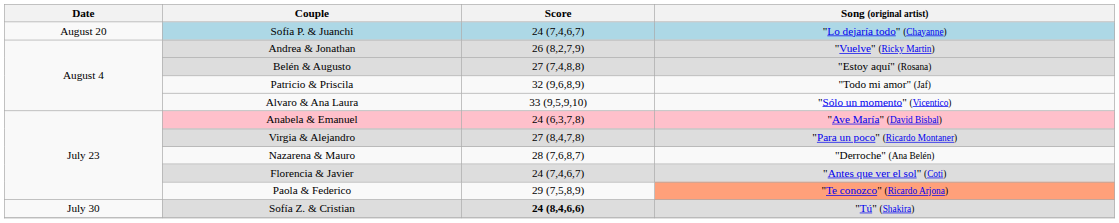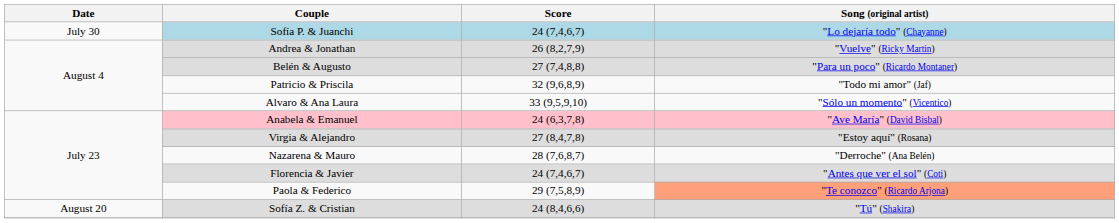(83, 31) August 20 -> (83, 31) July 30
(885, 66) "Estoy aquí" (Rosana) -> (885, 66) "Para un poco" (Ricardo Montaner)
(885, 137) "Para un poco" (Ricardo Montaner) -> (885, 137) "Estoy aquí" (Rosana)
(83, 208) July 30 -> (83, 208) August 20
(558, 208) bold -> (558, 208) normal
